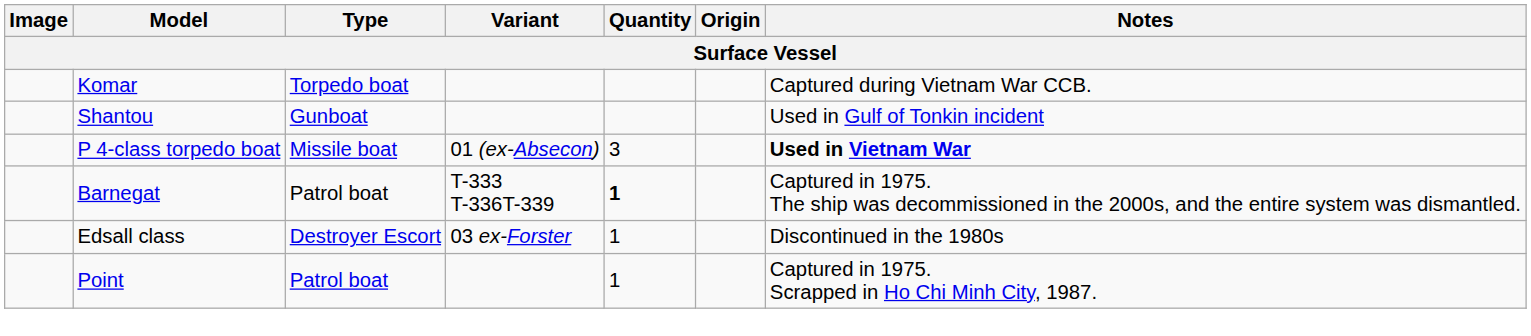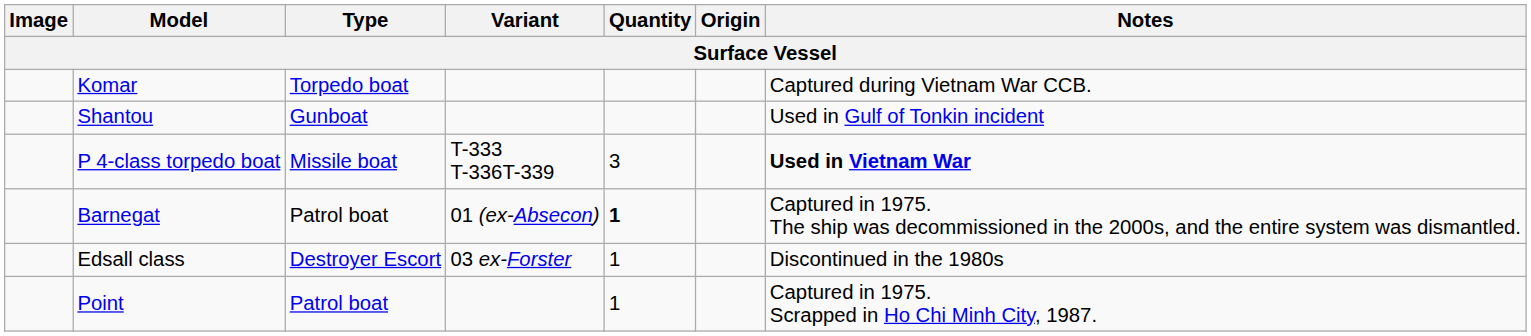(525, 149) 01 (ex-Absecon) -> (502, 160) T-333 T-336T-339
(502, 193) T-333 T-336T-339 -> (525, 216) 01 (ex-Absecon)
